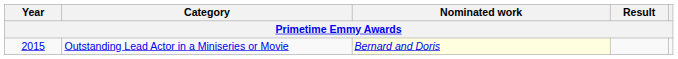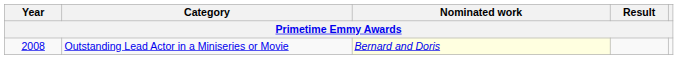(33, 46) 2015 -> (33, 46) 2008
